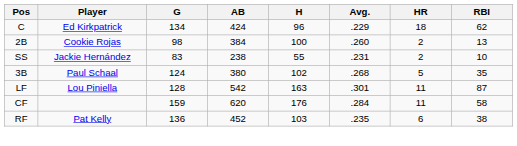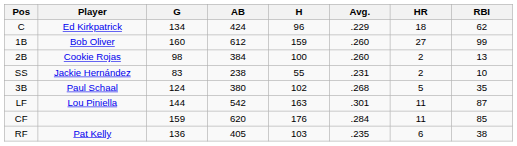+ row: (21, 42)
(177, 88) 128 -> (177, 103) 144
(482, 103) 58 -> (482, 118) 85
(238, 118) 452 -> (238, 133) 405
